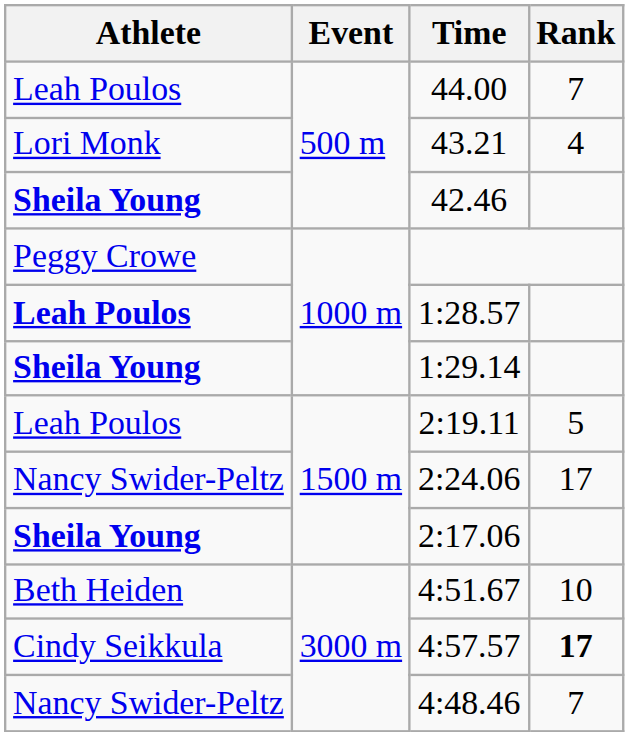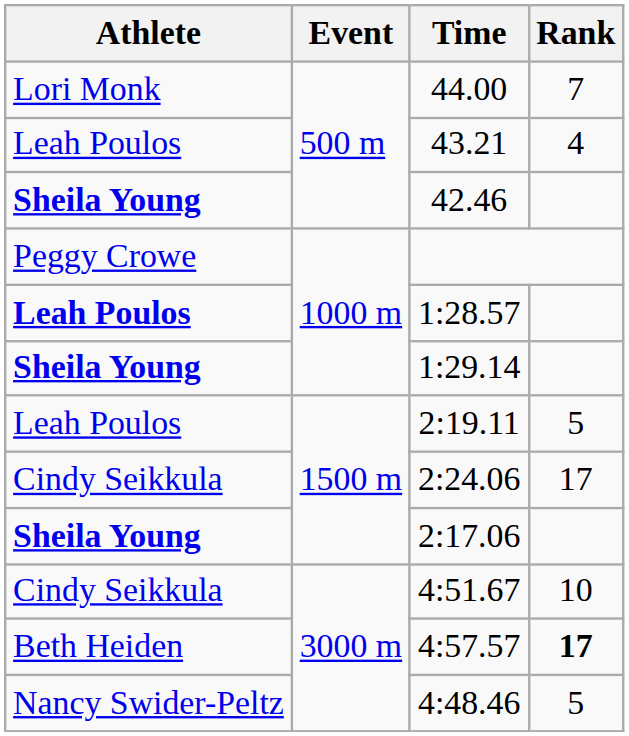(97, 88) Leah Poulos -> (87, 88) Lori Monk
(87, 144) Lori Monk -> (97, 144) Leah Poulos
(148, 479) Nancy Swider-Peltz -> (118, 479) Cindy Seikkula
(98, 590) Beth Heiden -> (118, 590) Cindy Seikkula
(118, 646) Cindy Seikkula -> (98, 646) Beth Heiden
(576, 702) 7 -> (576, 702) 5
